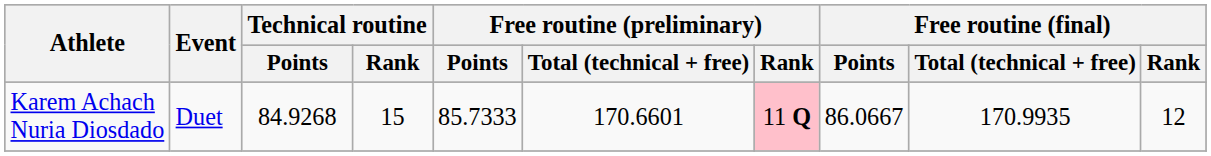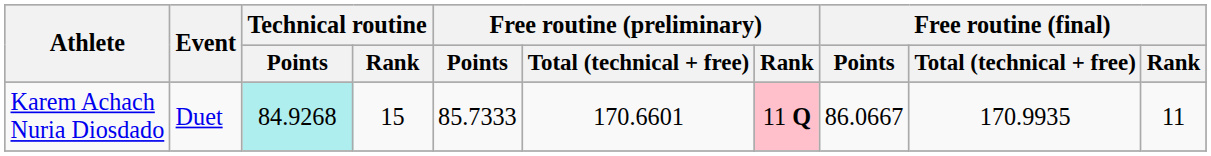(297, 116) no background -> (297, 116) paleturquoise background
(1174, 116) 12 -> (1174, 116) 11
